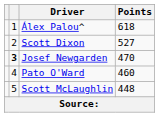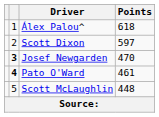(126, 43) 527 -> (126, 43) 597
(14, 74) normal -> (14, 74) bold
(126, 74) 460 -> (126, 74) 461
